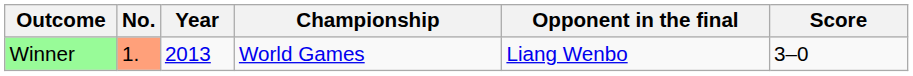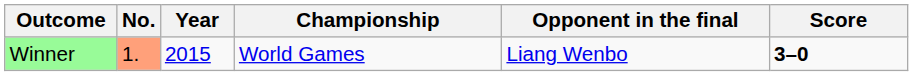(188, 53) 2013 -> (188, 53) 2015
(791, 53) normal -> (791, 53) bold
